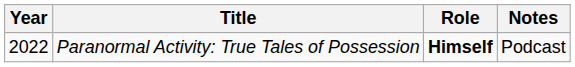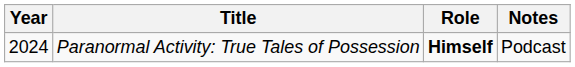(29, 47) 2022 -> (29, 47) 2024
